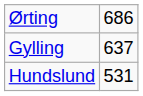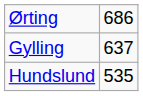(119, 76) 531 -> (119, 76) 535
